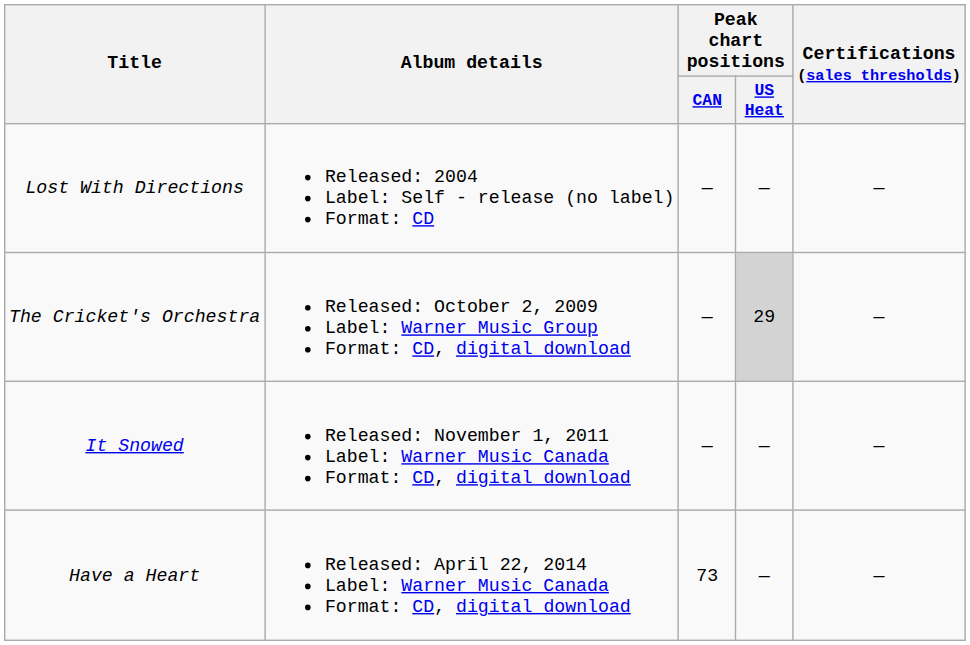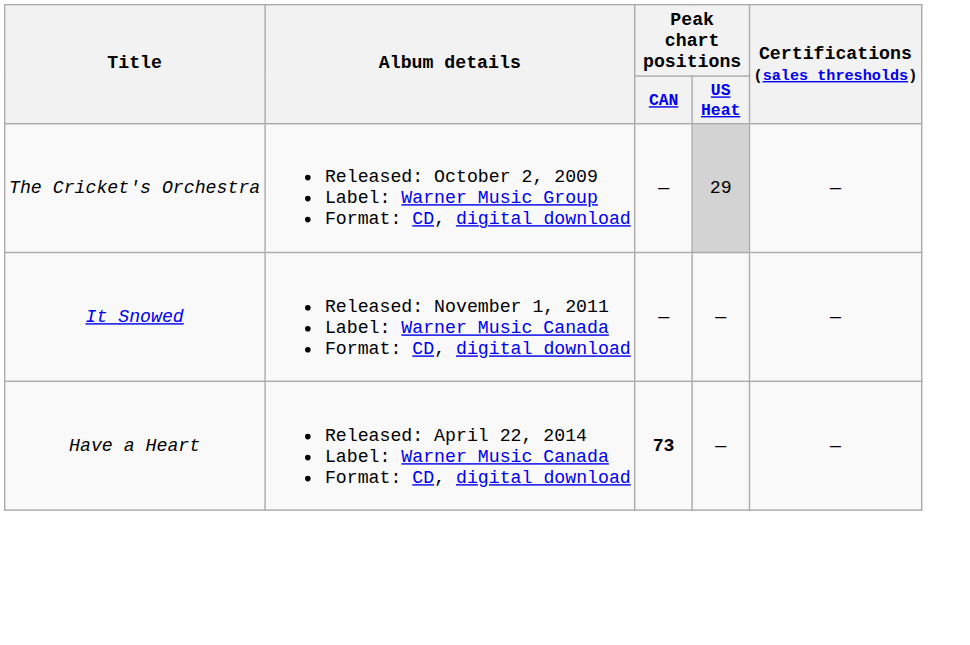- row: (135, 188)
(707, 575) normal -> (664, 446) bold
